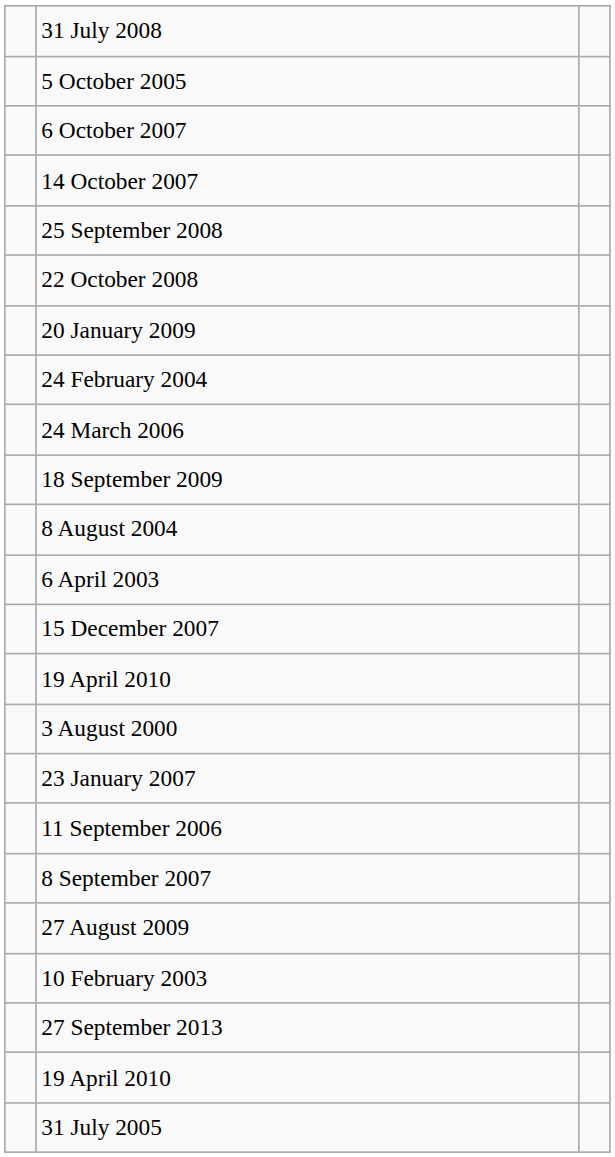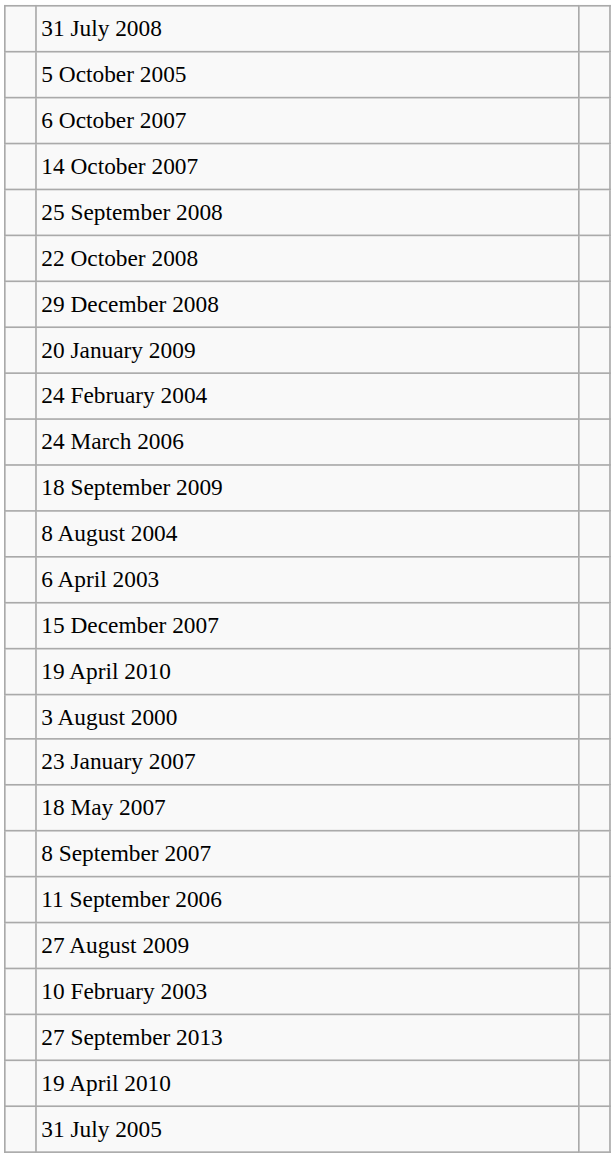+ row: (20, 304)
+ row: (20, 808)
rows swapped: (20, 829) <-> (20, 878)
